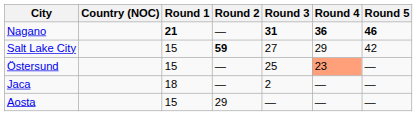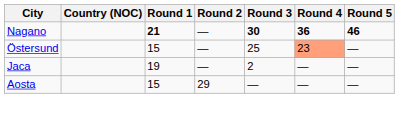(271, 31) 31 -> (253, 31) 30
- row: (41, 48)
(171, 84) 18 -> (154, 66) 19
